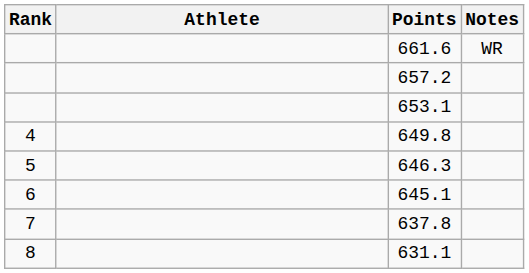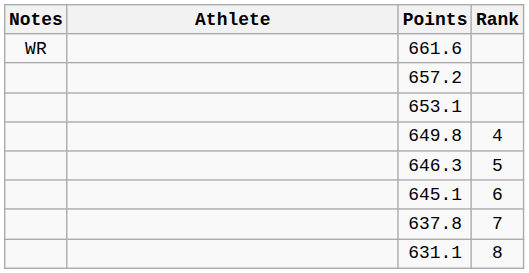columns swapped: (31, 19) <-> (492, 19)
